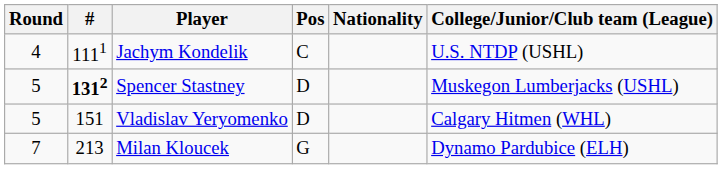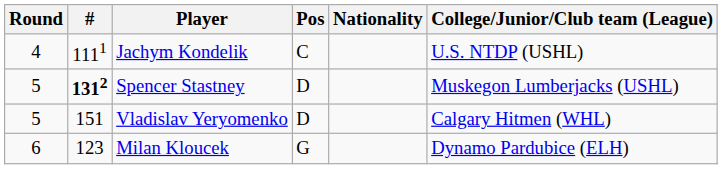(36, 148) 7 -> (36, 148) 6
(90, 148) 213 -> (90, 148) 123
